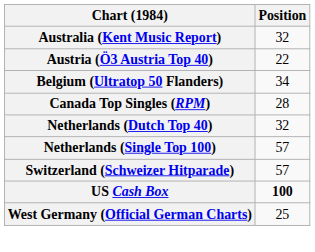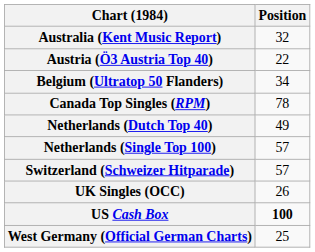(282, 103) 28 -> (282, 103) 78
(282, 125) 32 -> (282, 125) 49
+ row: (130, 192)
